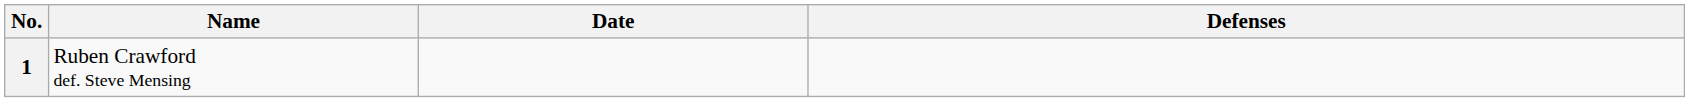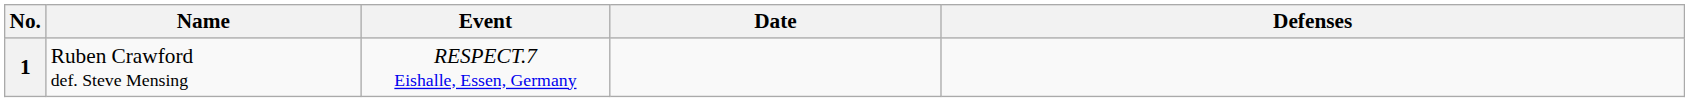+ column: (485, 21)
